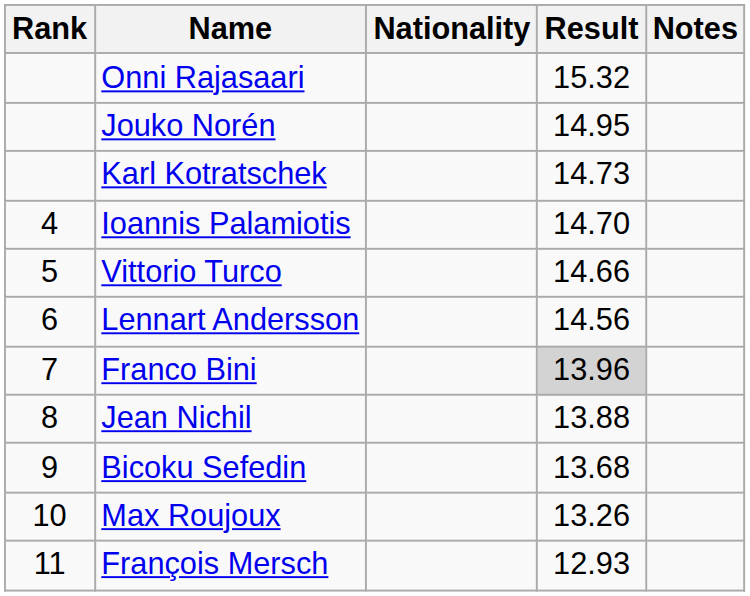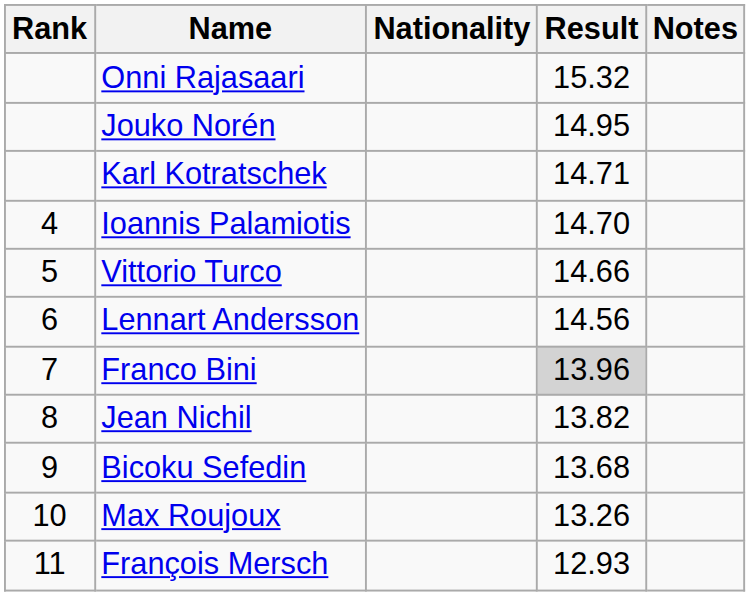(592, 175) 14.73 -> (592, 175) 14.71
(592, 418) 13.88 -> (592, 418) 13.82
